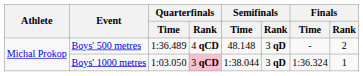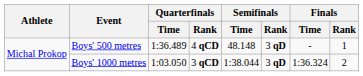(344, 46) 2 -> (344, 46) 1
(205, 63) pink background -> (205, 63) no background
(344, 63) 1 -> (344, 63) 2
